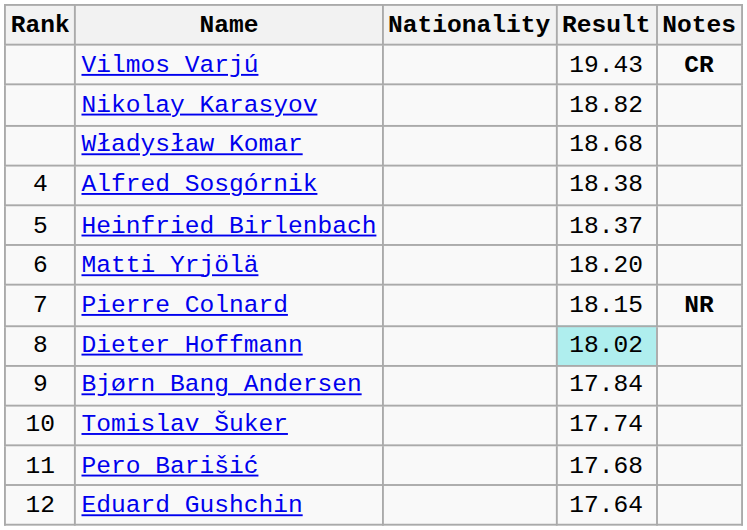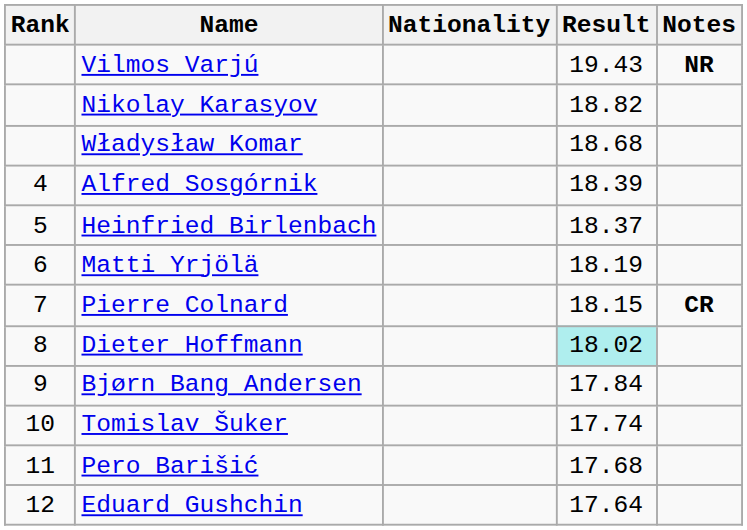(699, 65) CR -> (699, 65) NR
(606, 185) 18.38 -> (606, 185) 18.39
(606, 265) 18.20 -> (606, 265) 18.19
(699, 305) NR -> (699, 305) CR
